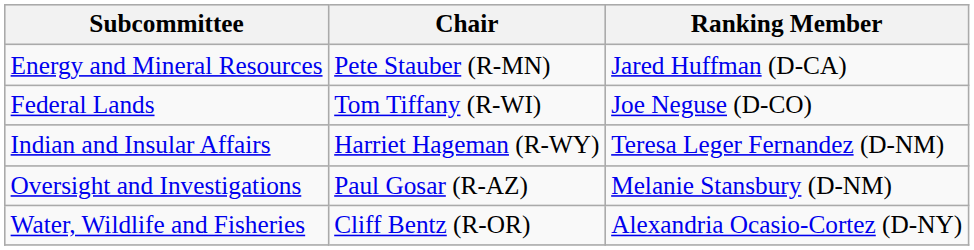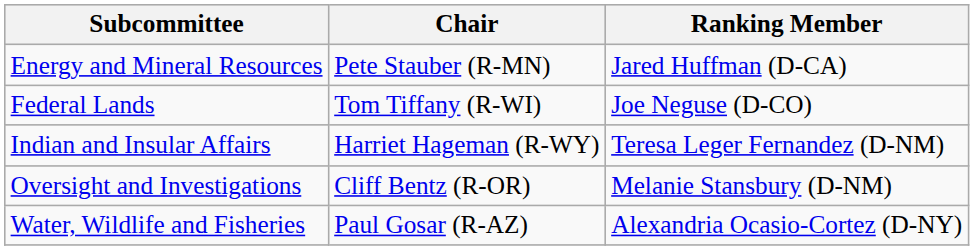(431, 184) Paul Gosar (R-AZ) -> (432, 184) Cliff Bentz (R-OR)
(432, 225) Cliff Bentz (R-OR) -> (431, 225) Paul Gosar (R-AZ)
